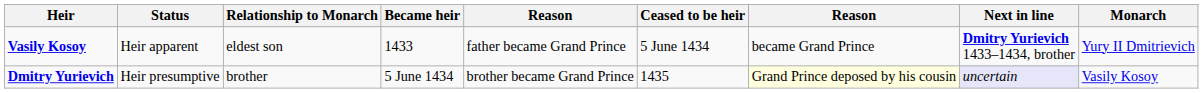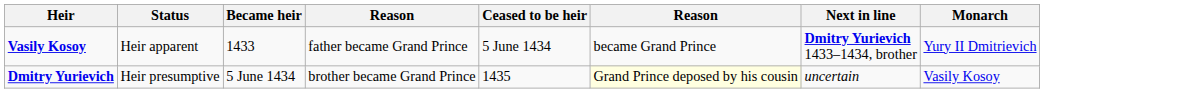- column: (302, 15)
(990, 76) lavender background -> (832, 76) no background
